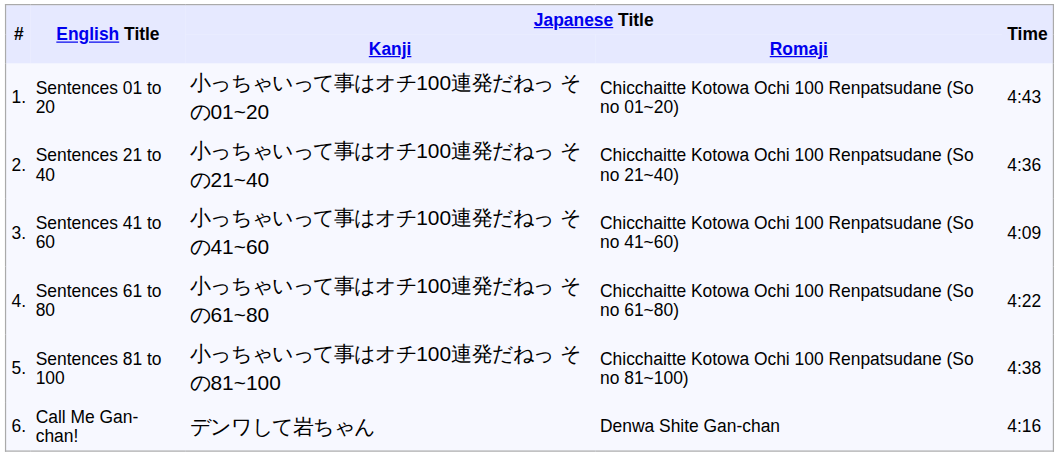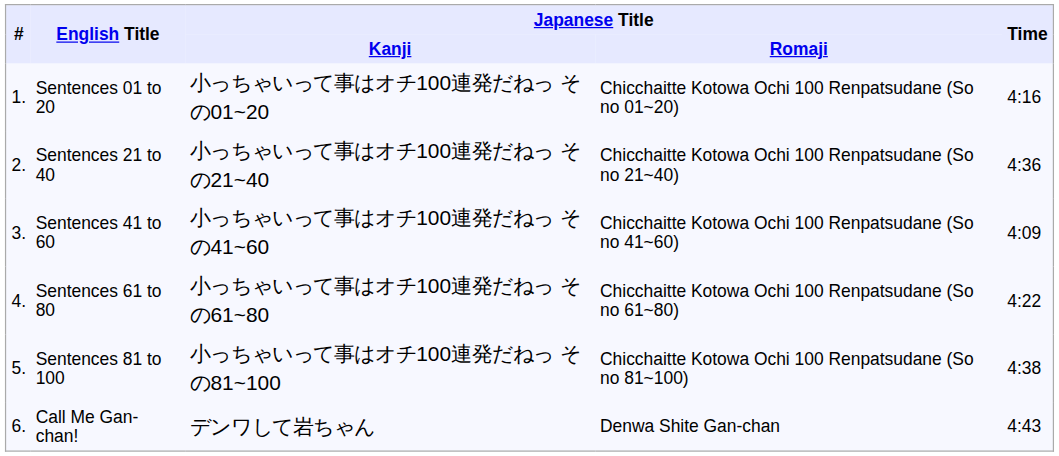(1024, 97) 4:43 -> (1024, 97) 4:16
(1024, 426) 4:16 -> (1024, 426) 4:43
